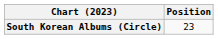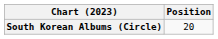(189, 27) 23 -> (189, 27) 20
